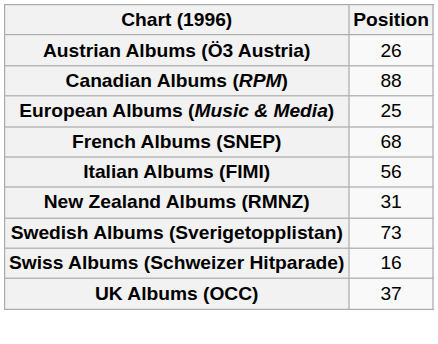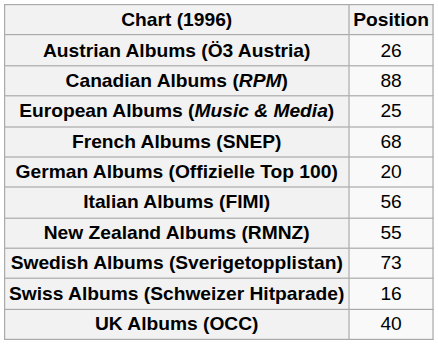+ row: (177, 171)
(391, 202) 31 -> (391, 232) 55
(391, 293) 37 -> (391, 324) 40
